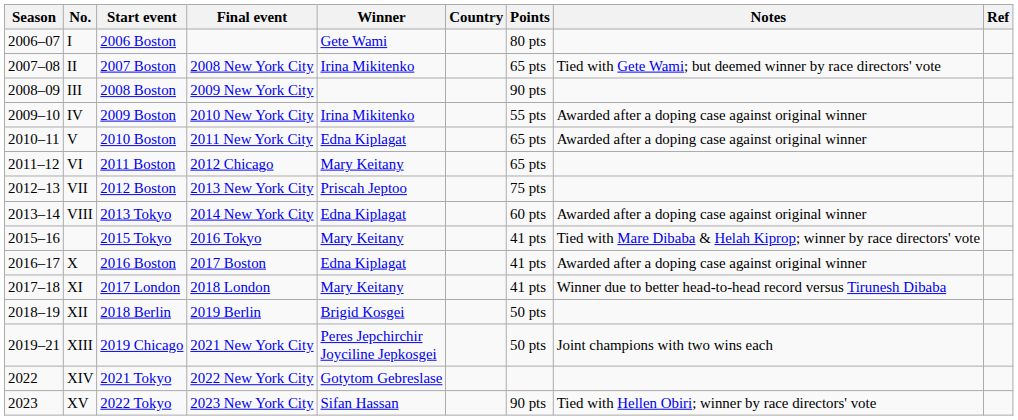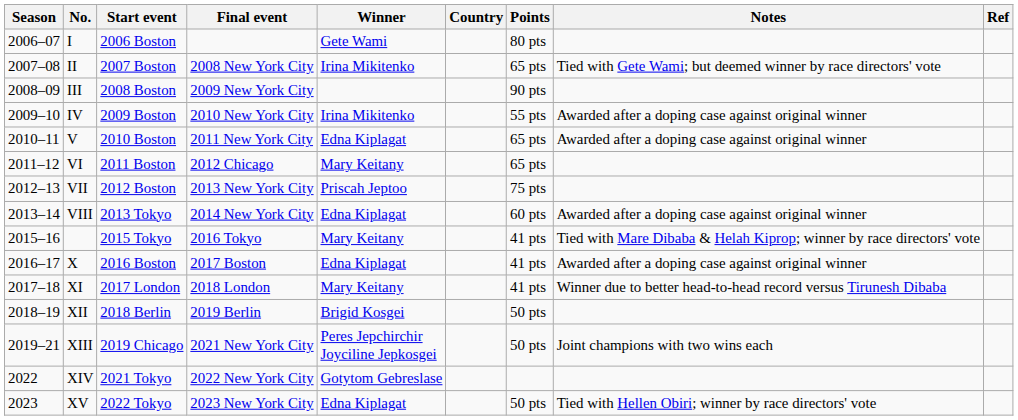(360, 403) Sifan Hassan -> (363, 403) Edna Kiplagat
(528, 403) 90 pts -> (528, 403) 50 pts
